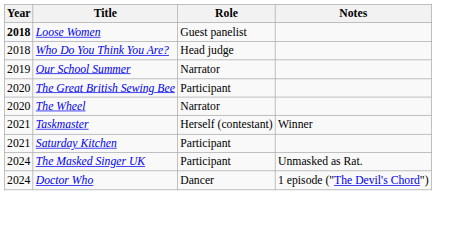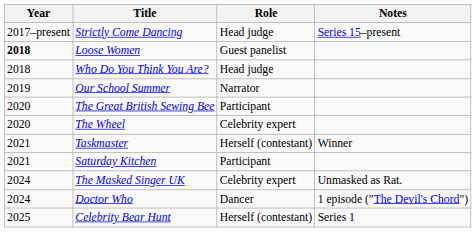+ row: (129, 32)
(200, 106) Narrator -> (258, 124) Celebrity expert
(206, 161) Participant -> (258, 180) Celebrity expert
+ row: (123, 217)
